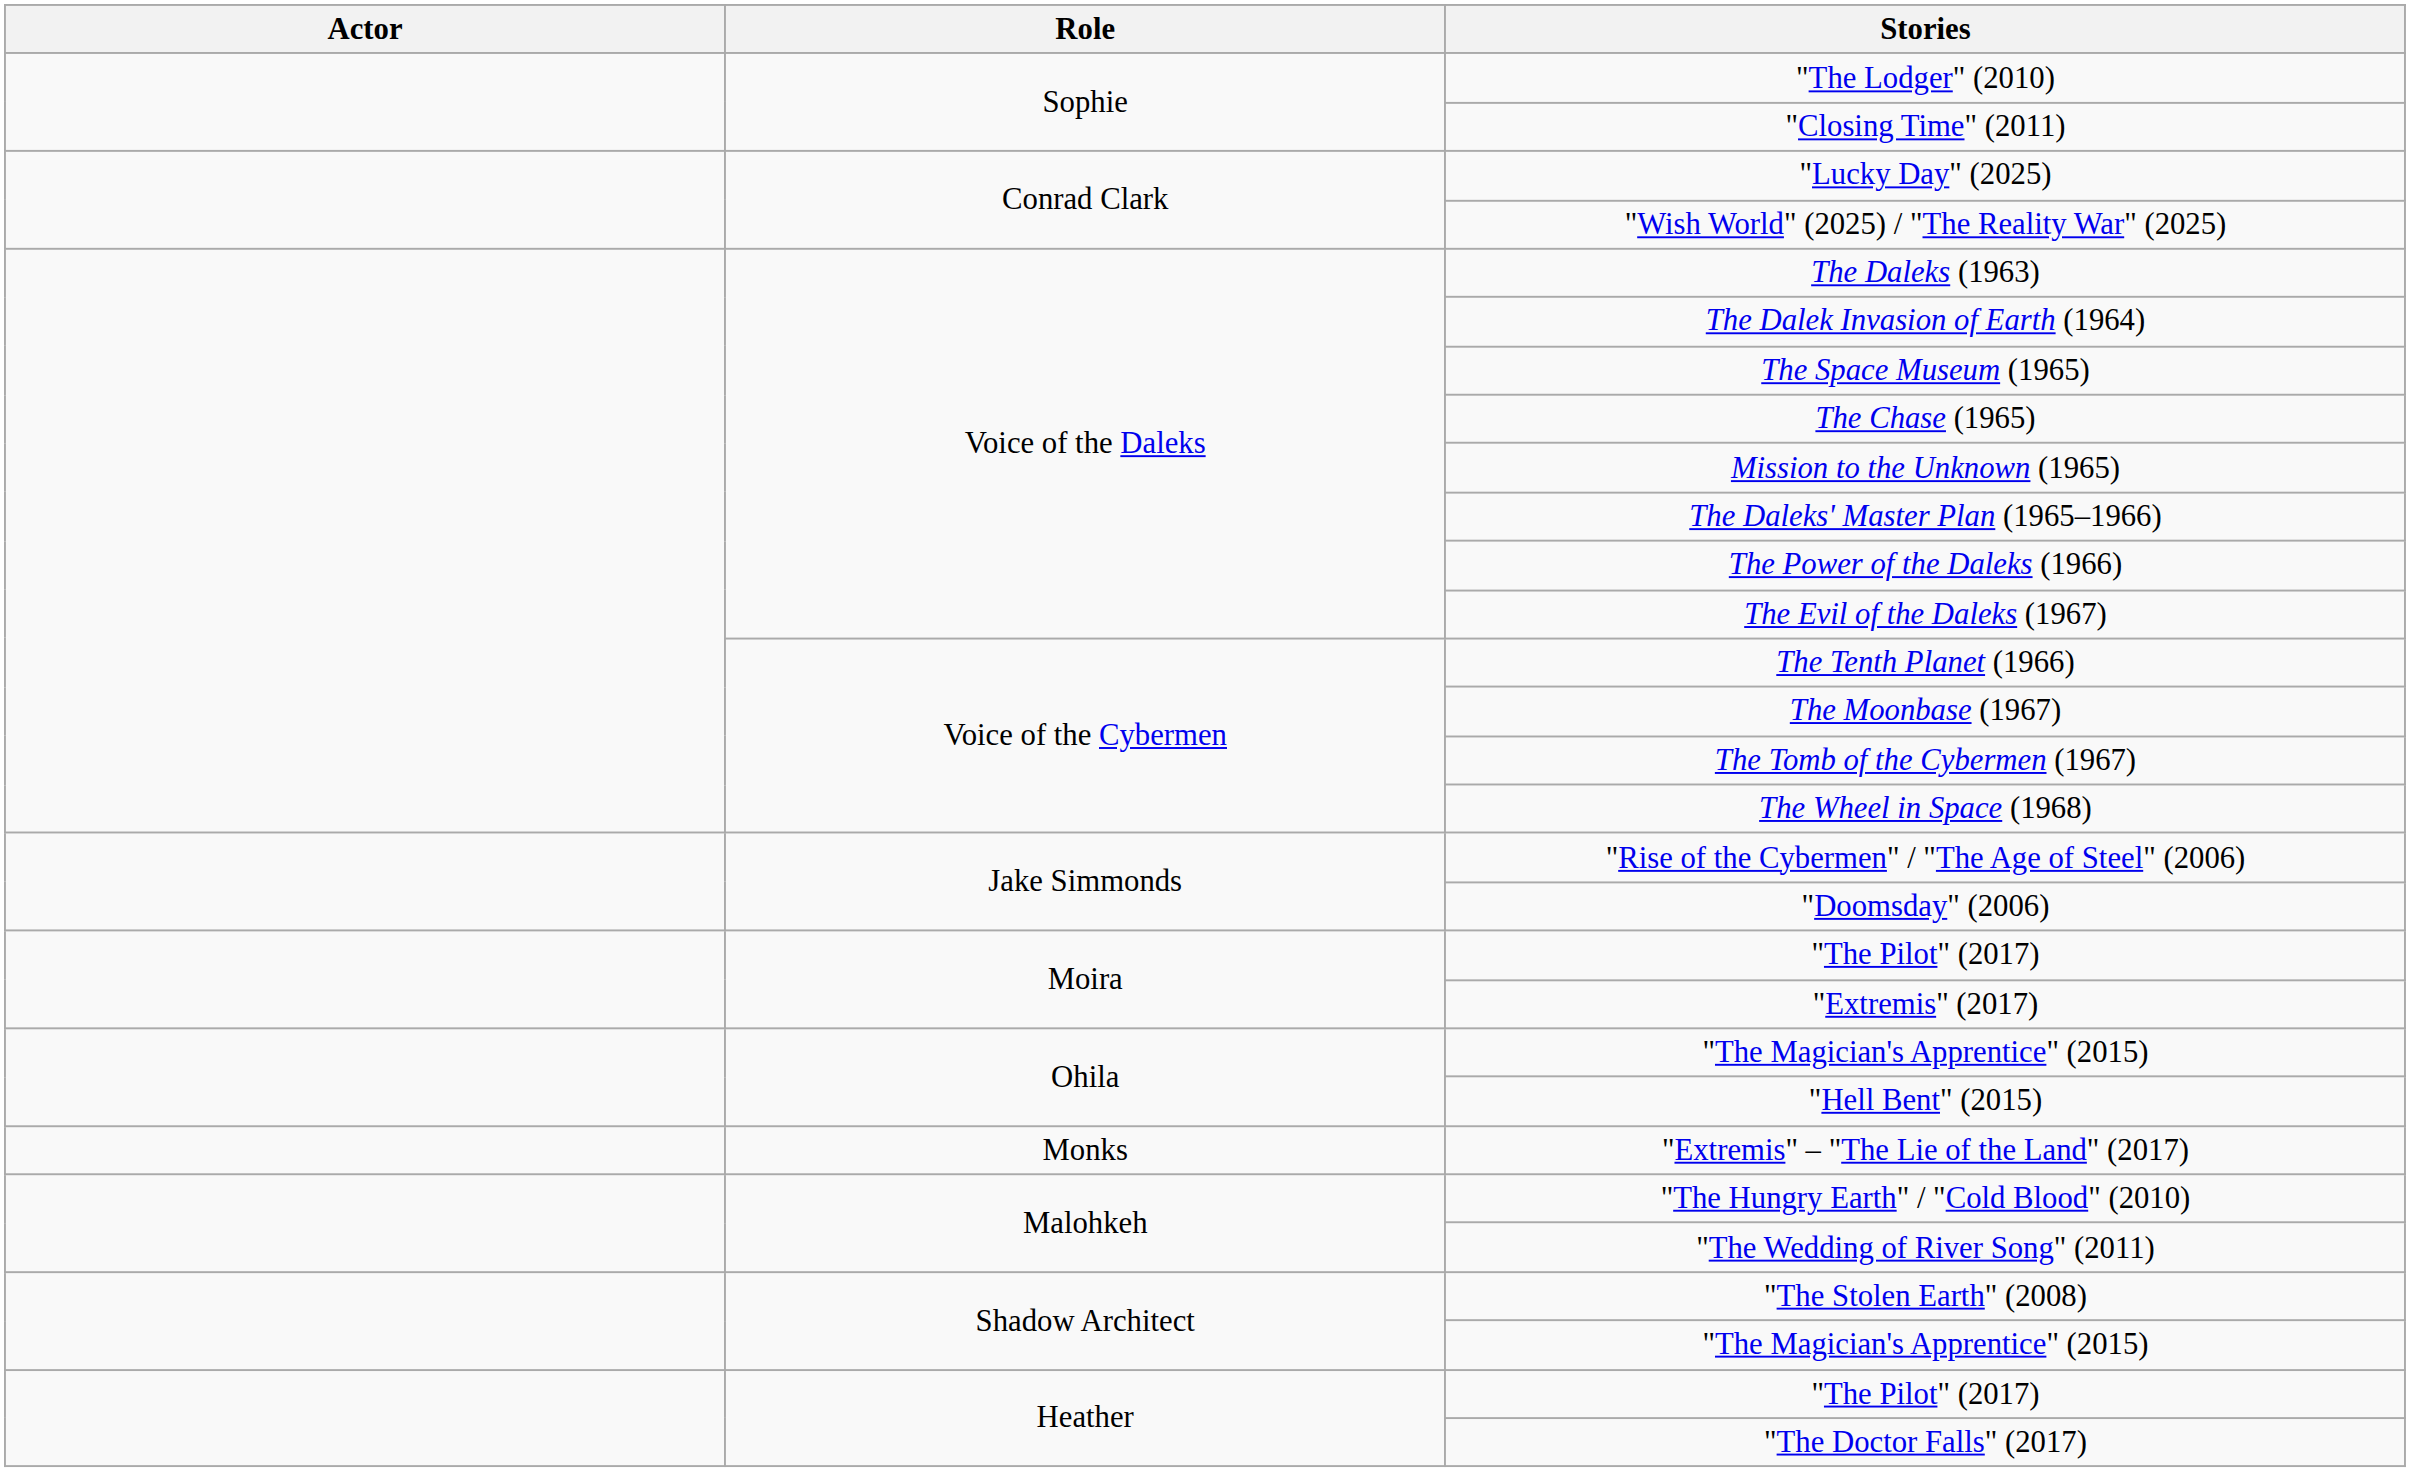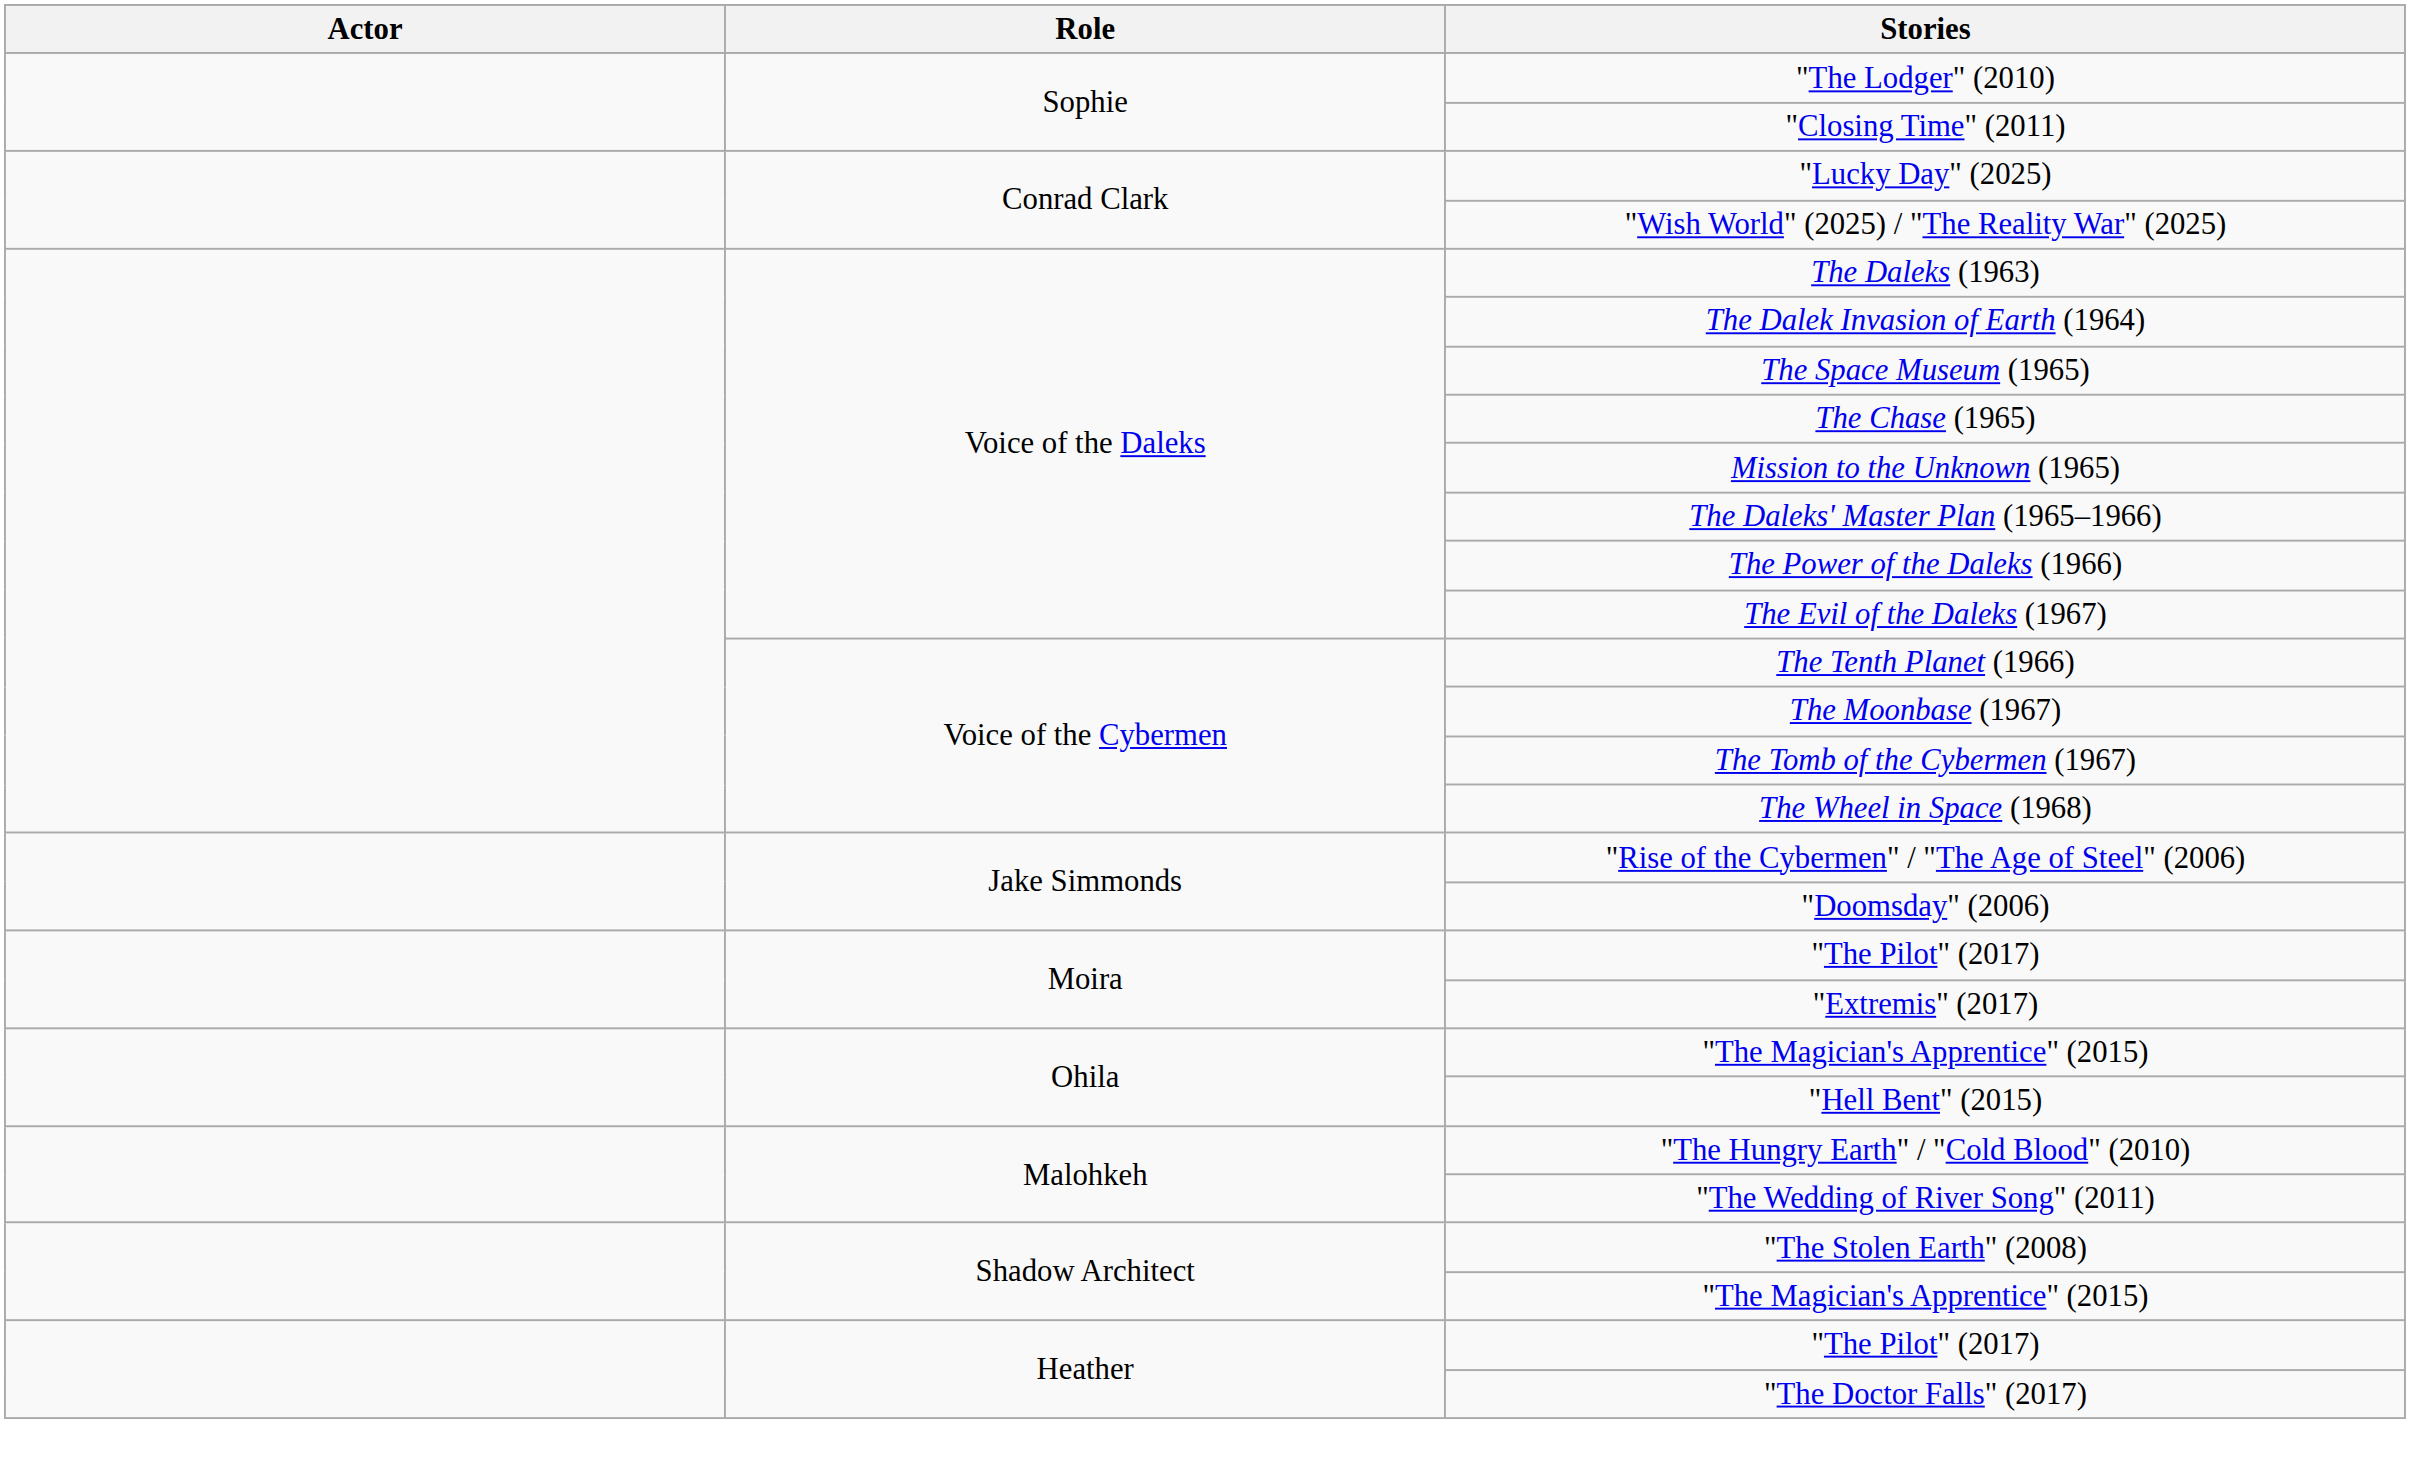- row: (1085, 1149)
